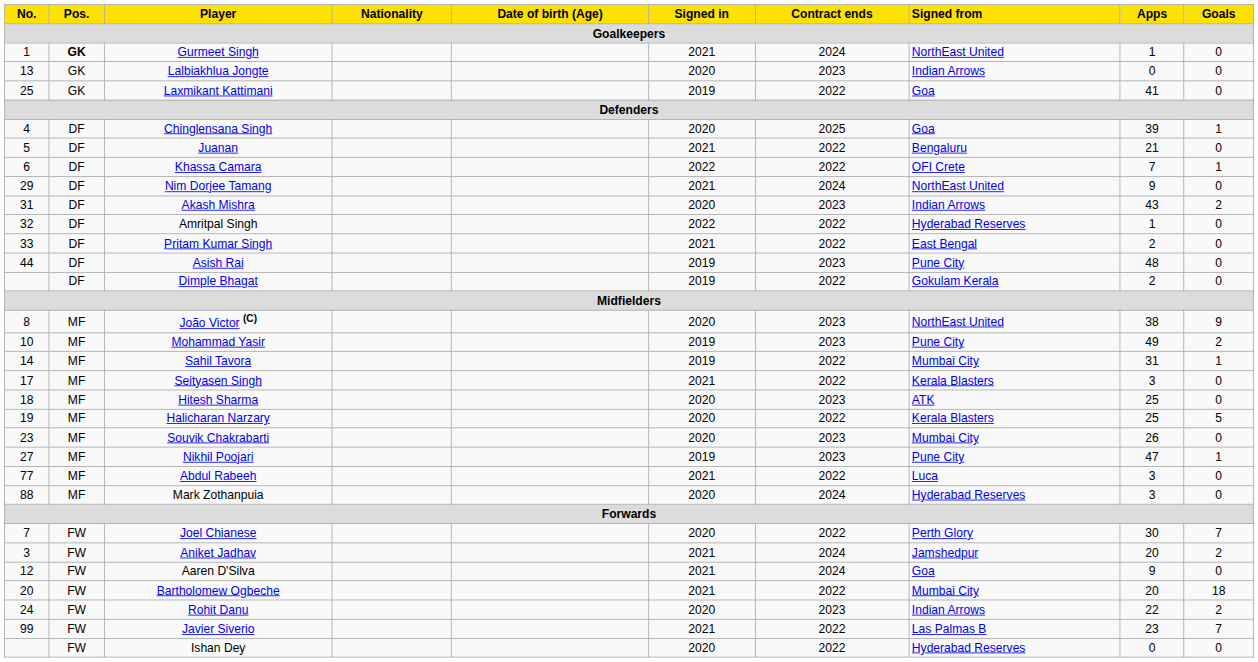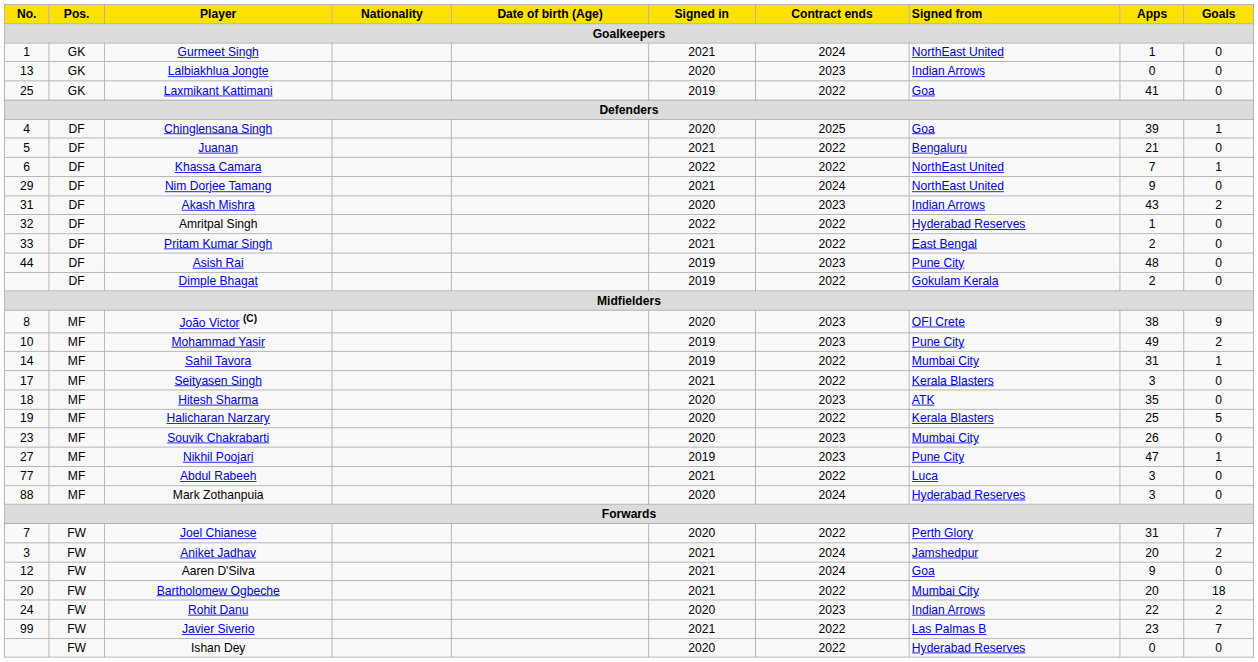(77, 53) bold -> (77, 53) normal
(938, 167) OFI Crete -> (958, 167) NorthEast United
(958, 322) NorthEast United -> (938, 322) OFI Crete
(1152, 400) 25 -> (1152, 400) 35
(1152, 534) 30 -> (1152, 534) 31
